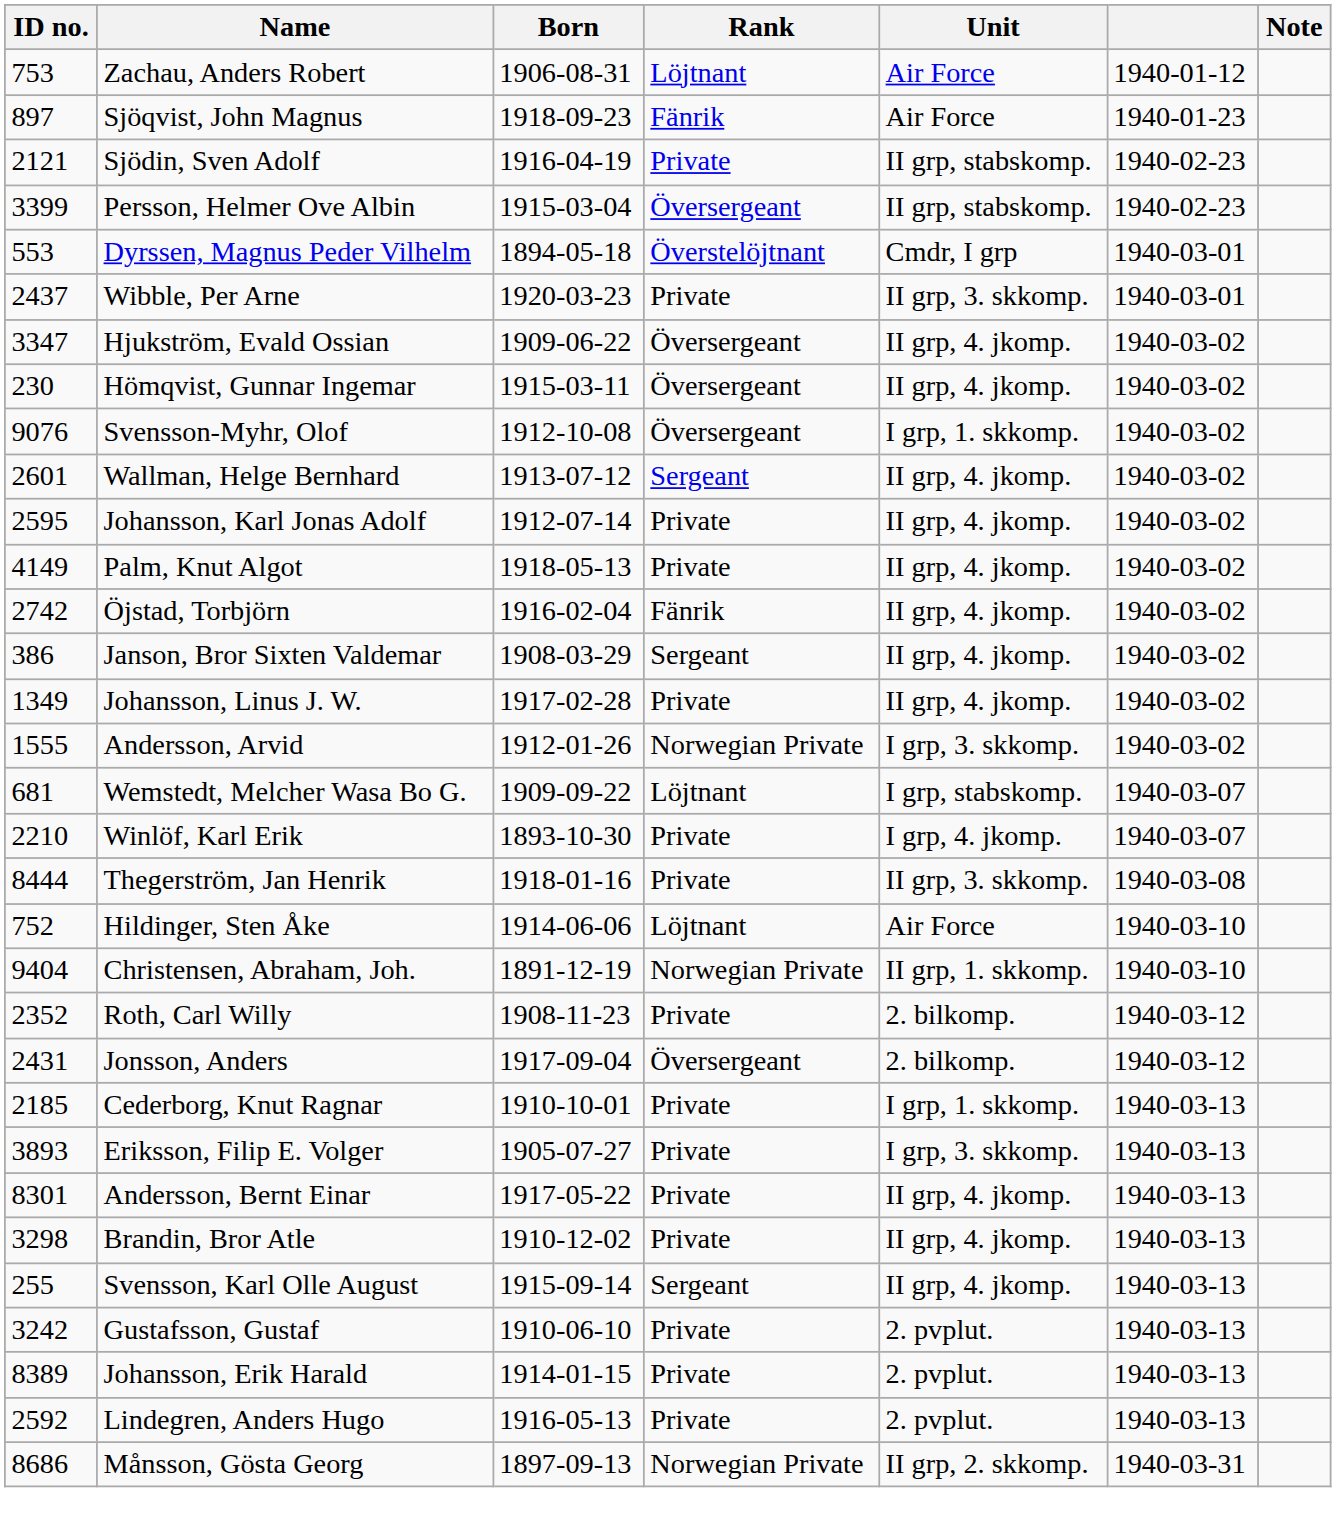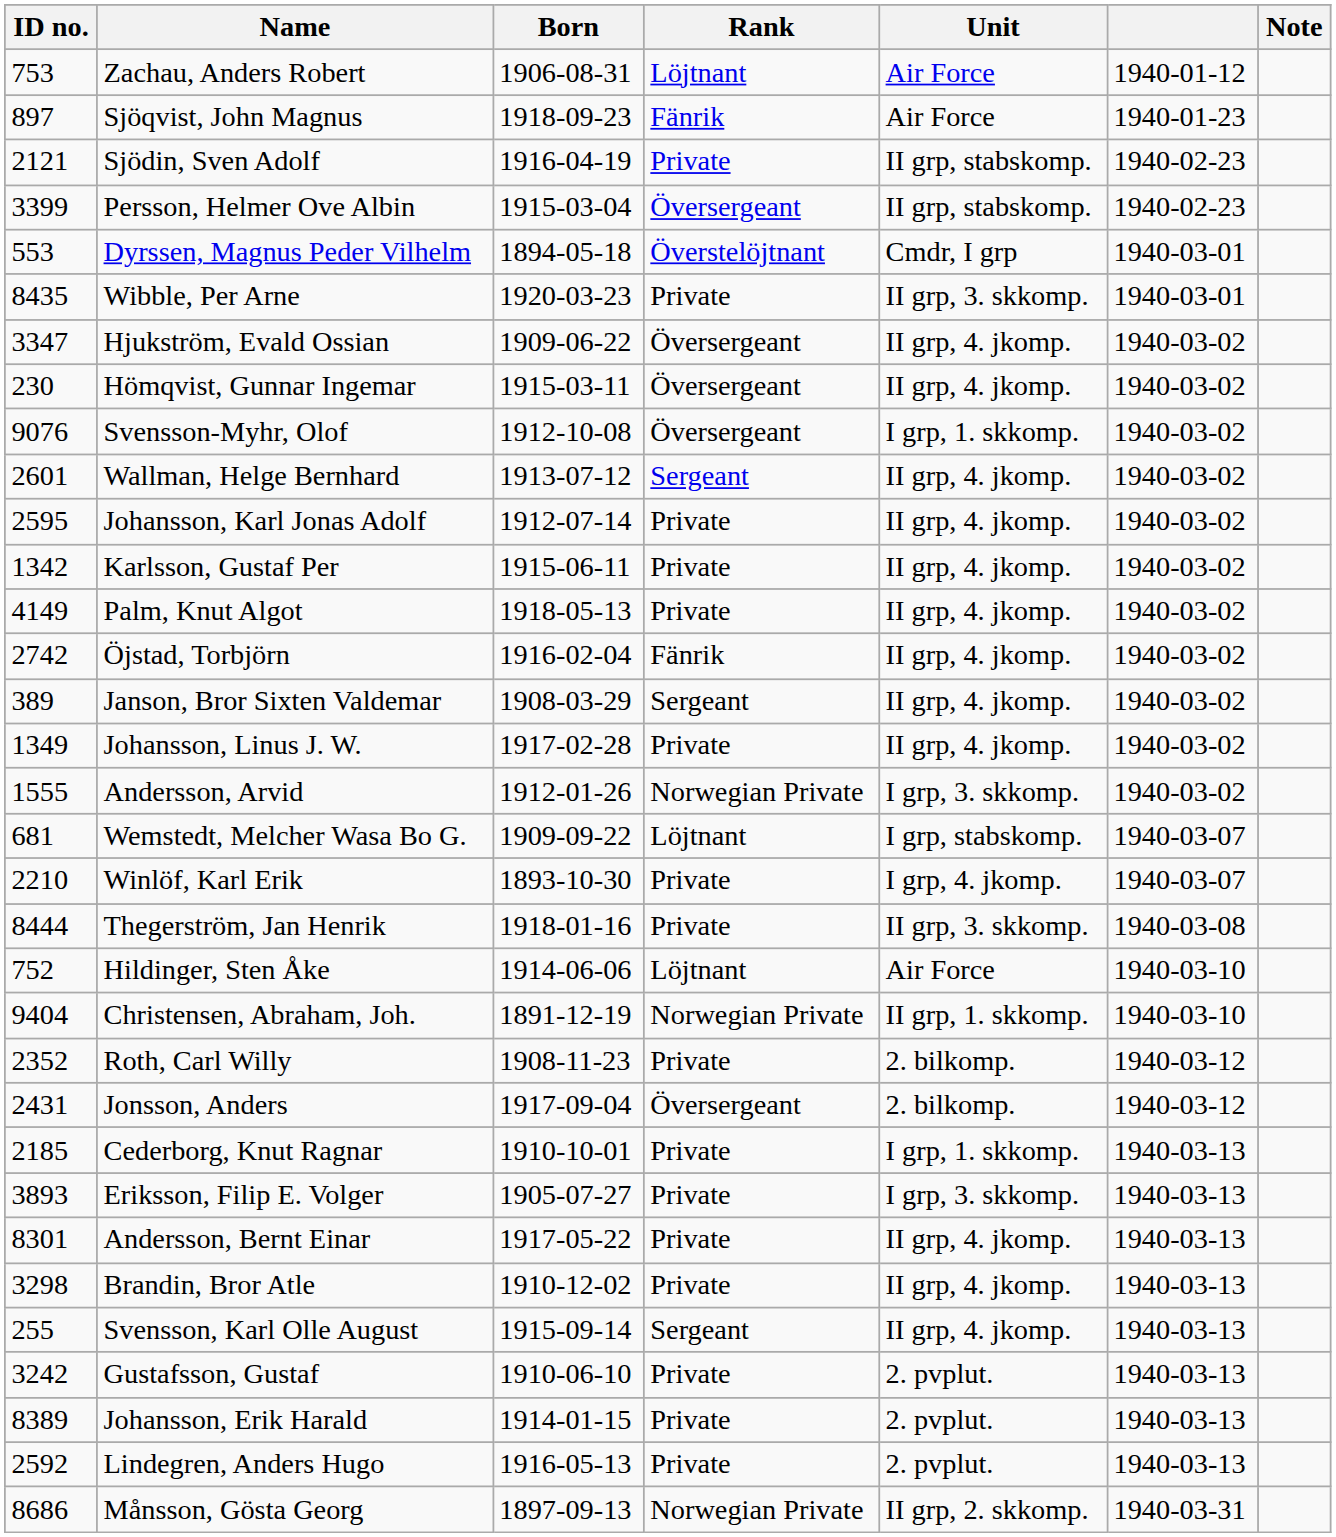(40, 296) 2437 -> (40, 296) 8435
+ row: (221, 565)
(33, 655) 386 -> (33, 700) 389
